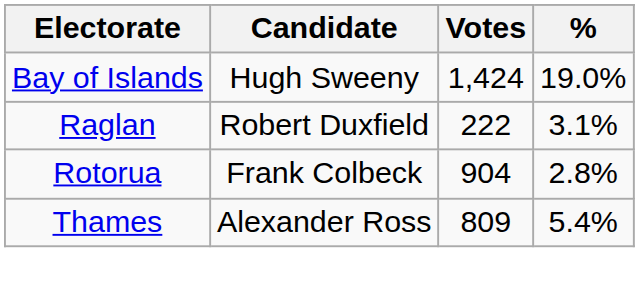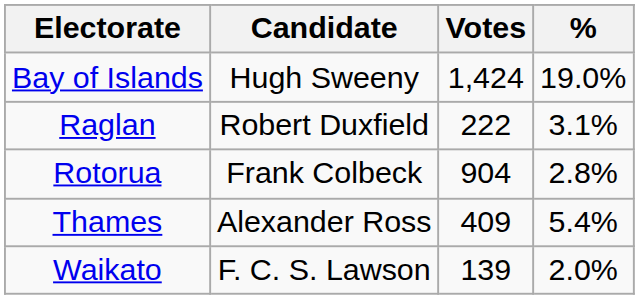(486, 221) 809 -> (486, 221) 409
+ row: (107, 269)
